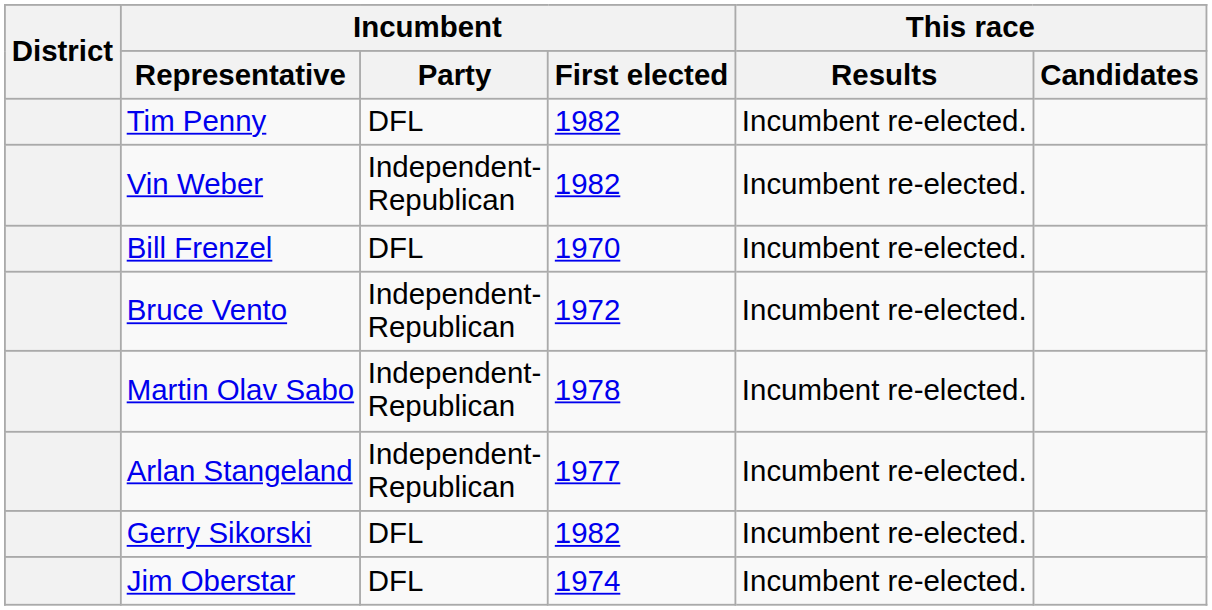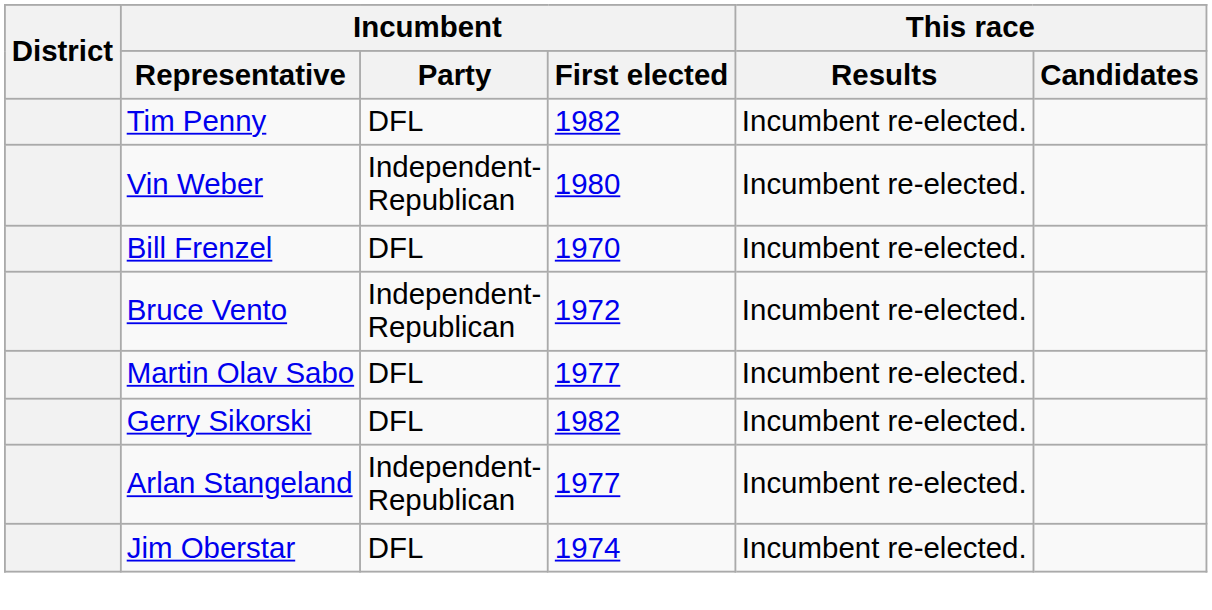(588, 184) 1982 -> (588, 184) 1980
(454, 390) Independent- Republican -> (396, 374) DFL
(588, 390) 1978 -> (588, 374) 1977
rows swapped: (219, 533) <-> (240, 470)
